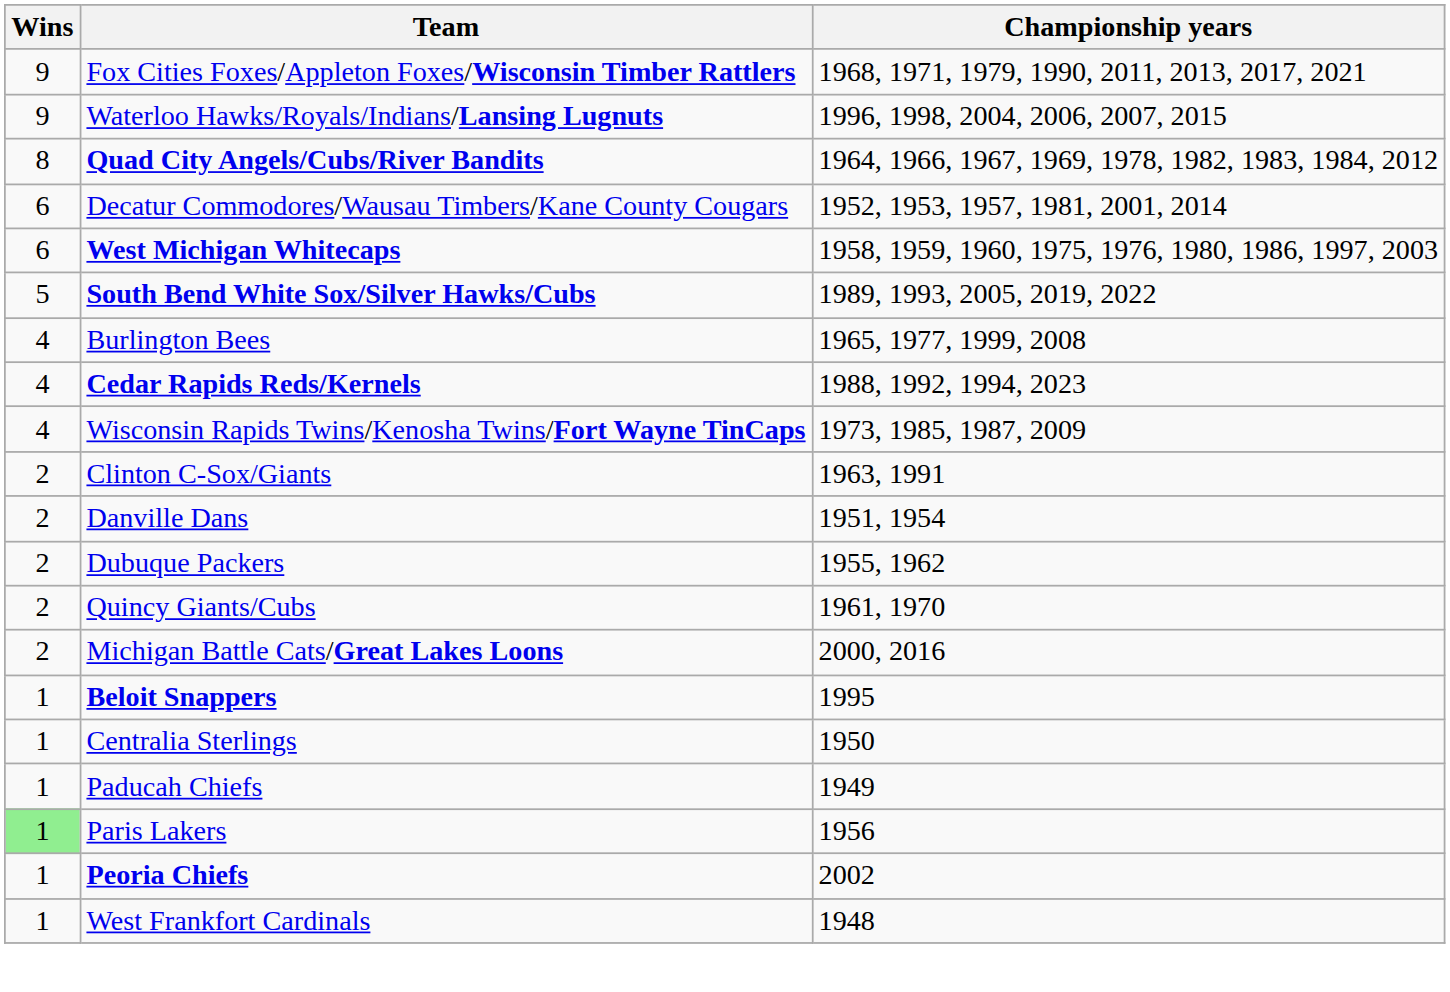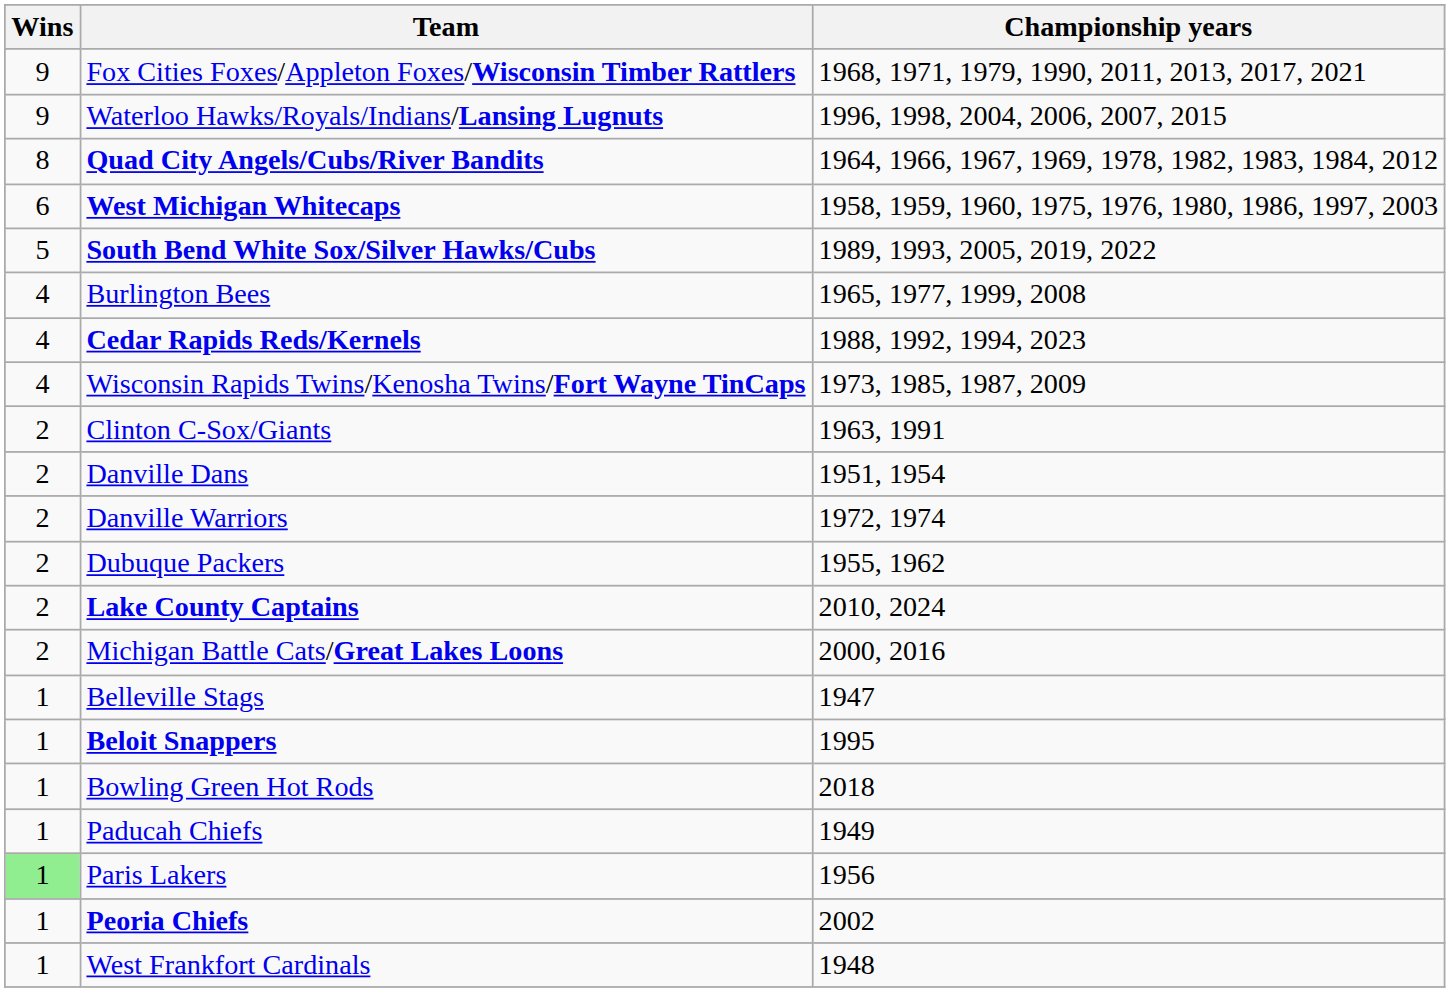- row: (437, 205)
+ row: (187, 518)
+ row: (223, 607)
- row: (201, 607)
+ row: (175, 696)
+ row: (230, 786)
- row: (192, 741)
